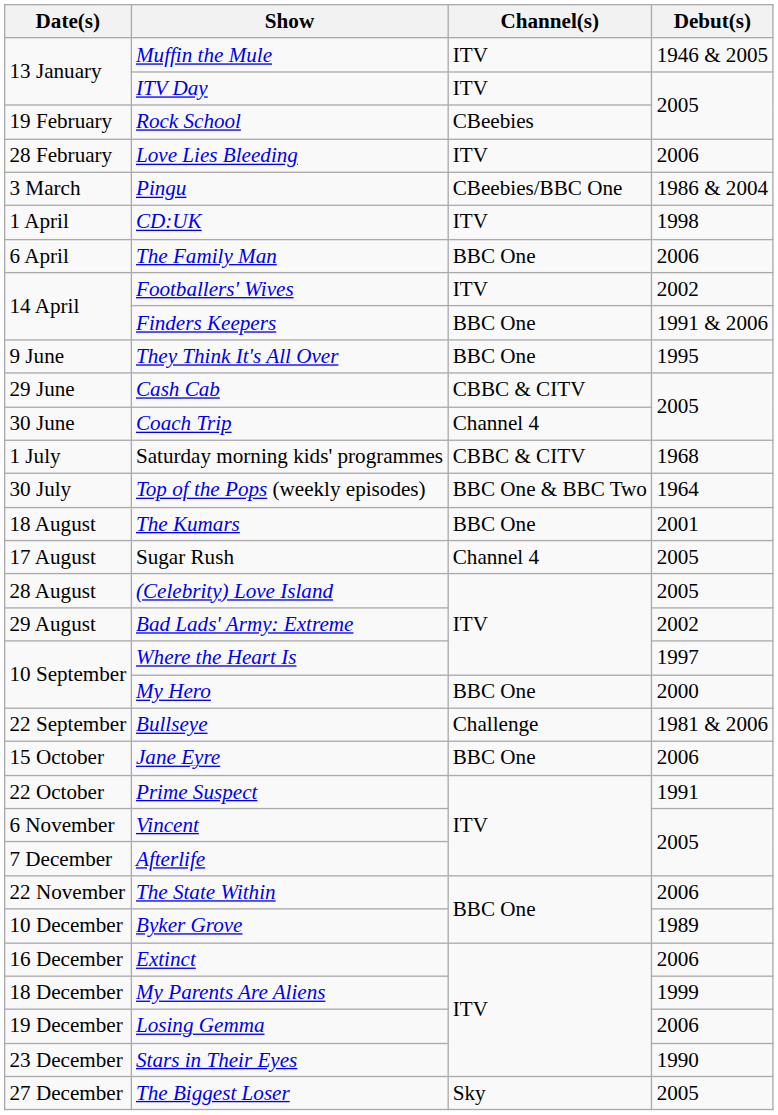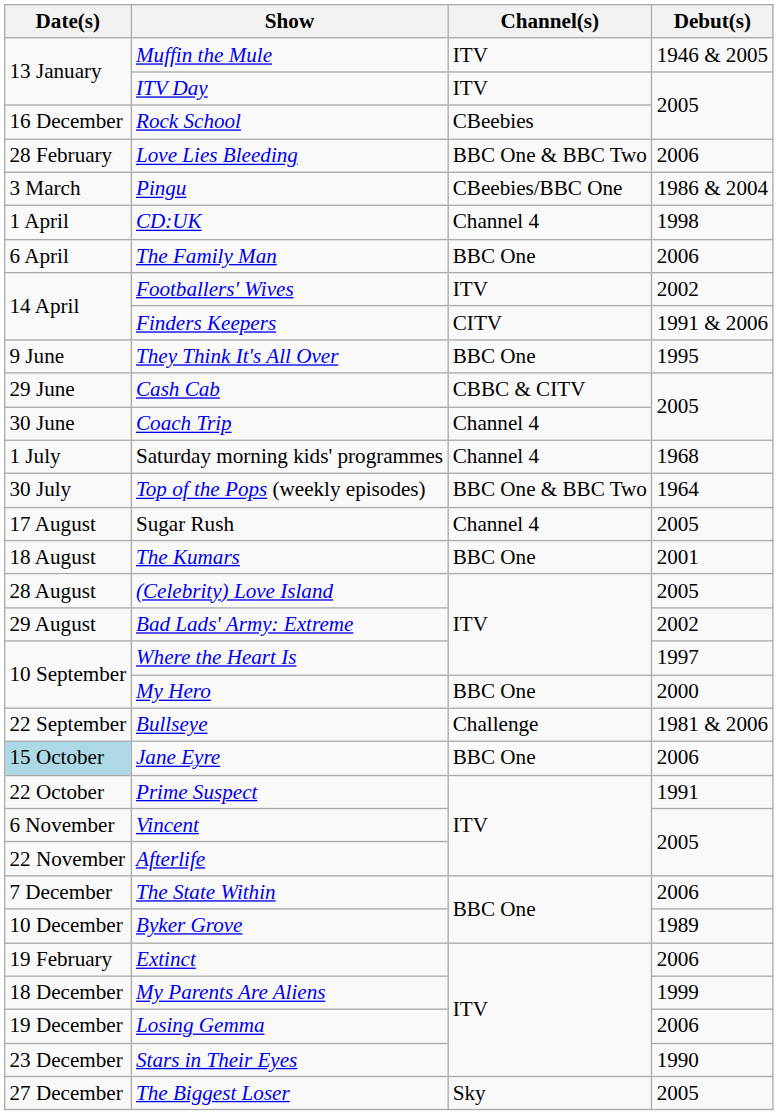(61, 121) 19 February -> (66, 121) 16 December
(470, 155) ITV -> (550, 155) BBC One & BBC Two
(470, 222) ITV -> (496, 222) Channel 4
(494, 322) BBC One -> (477, 322) CITV
(519, 456) CBBC & CITV -> (496, 456) Channel 4
rows swapped: (185, 557) <-> (188, 523)
(57, 758) no background -> (57, 758) lightblue background
(61, 858) 7 December -> (67, 858) 22 November
(67, 892) 22 November -> (61, 892) 7 December
(66, 959) 16 December -> (61, 959) 19 February
